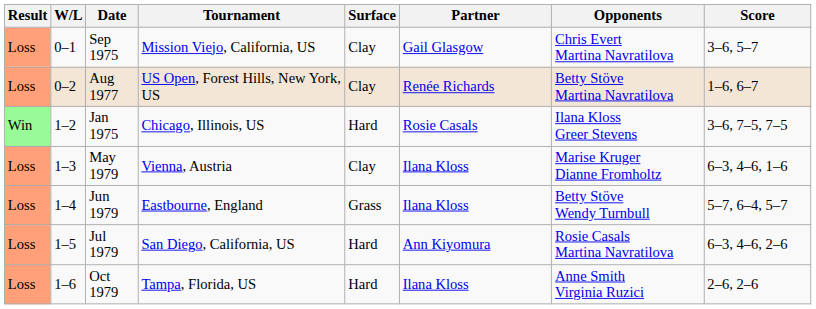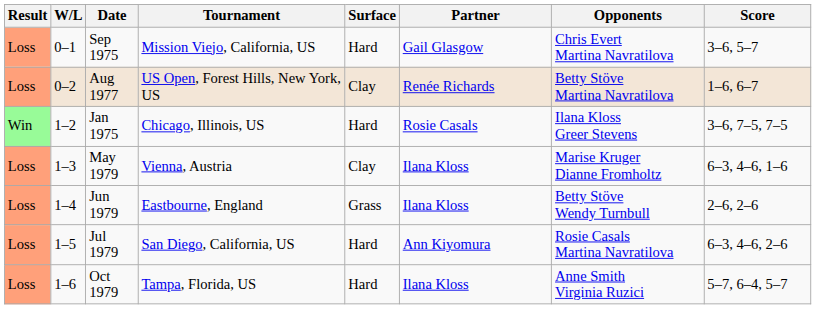(362, 47) Clay -> (363, 47) Hard
(747, 205) 5–7, 6–4, 5–7 -> (733, 205) 2–6, 2–6
(733, 284) 2–6, 2–6 -> (747, 284) 5–7, 6–4, 5–7
